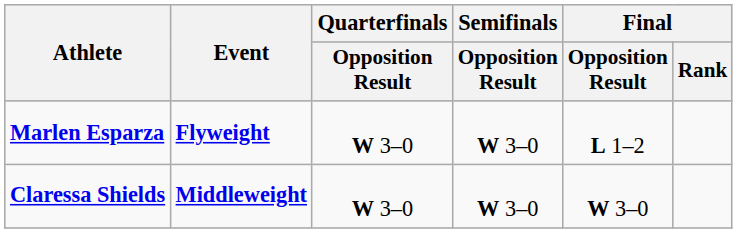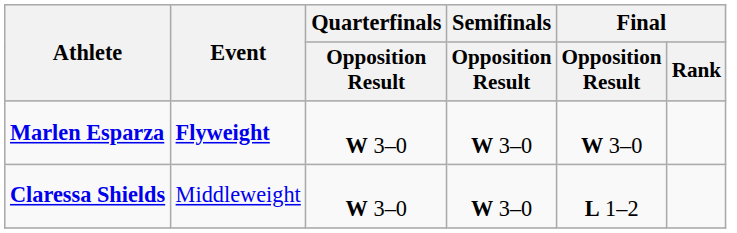(618, 146) L 1–2 -> (612, 146) W 3–0
(241, 196) bold -> (238, 196) normal
(618, 209) W 3–0 -> (612, 209) L 1–2
